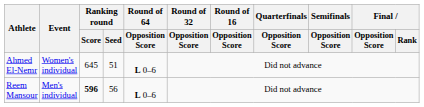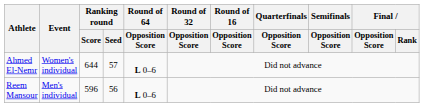(91, 65) 645 -> (91, 65) 644
(113, 65) 51 -> (113, 65) 57
(91, 90) bold -> (91, 90) normal
